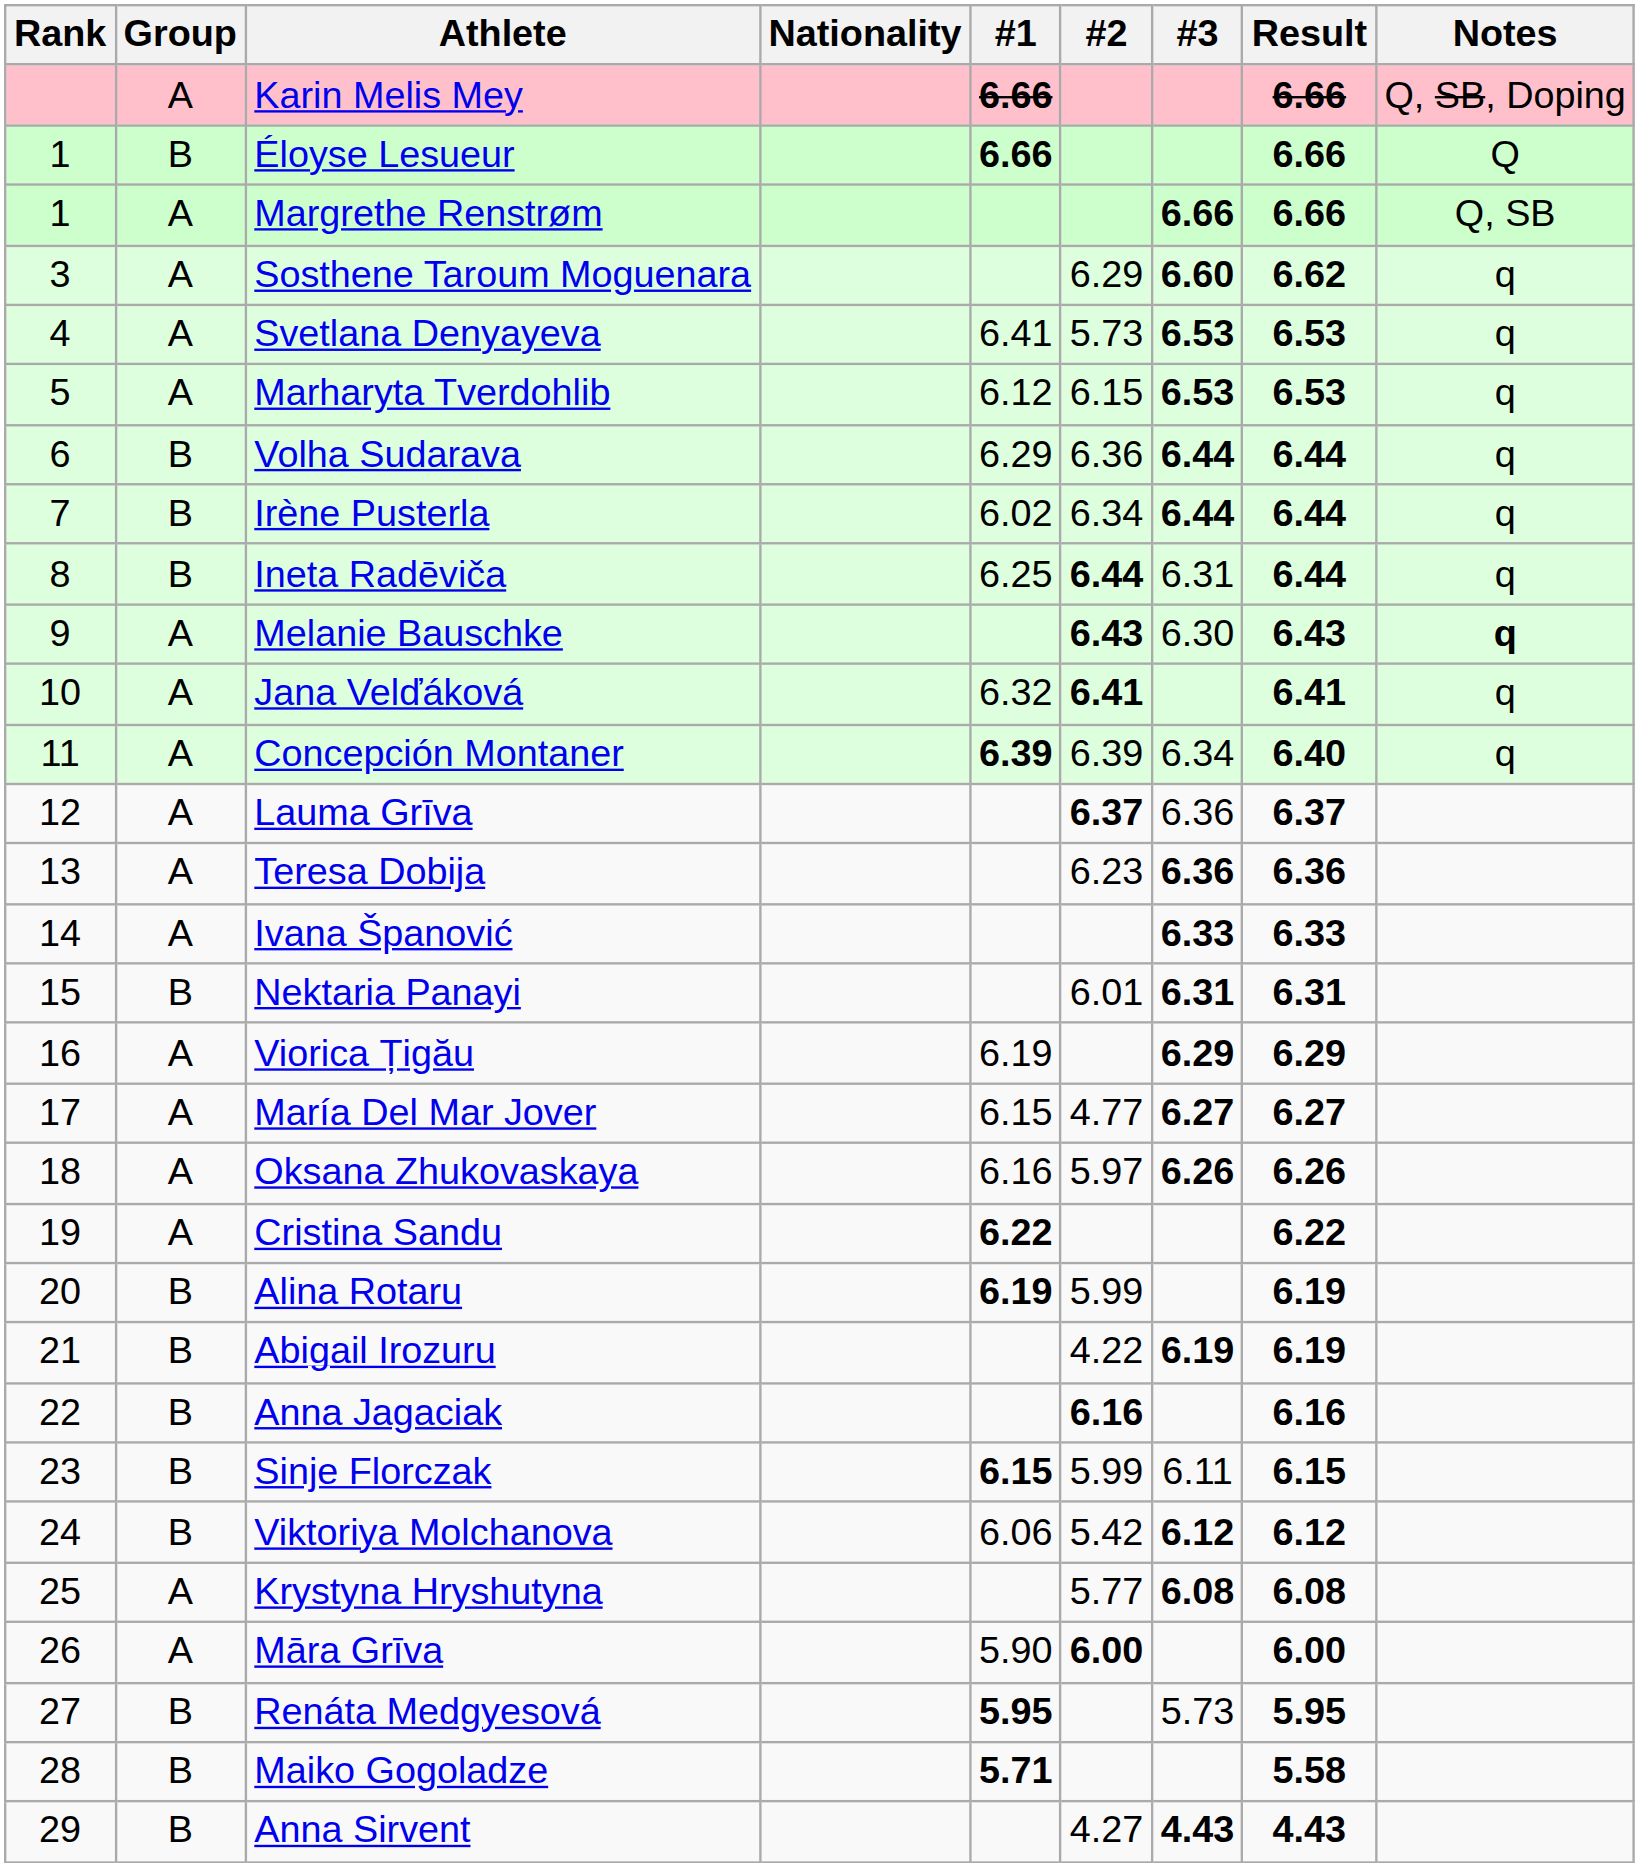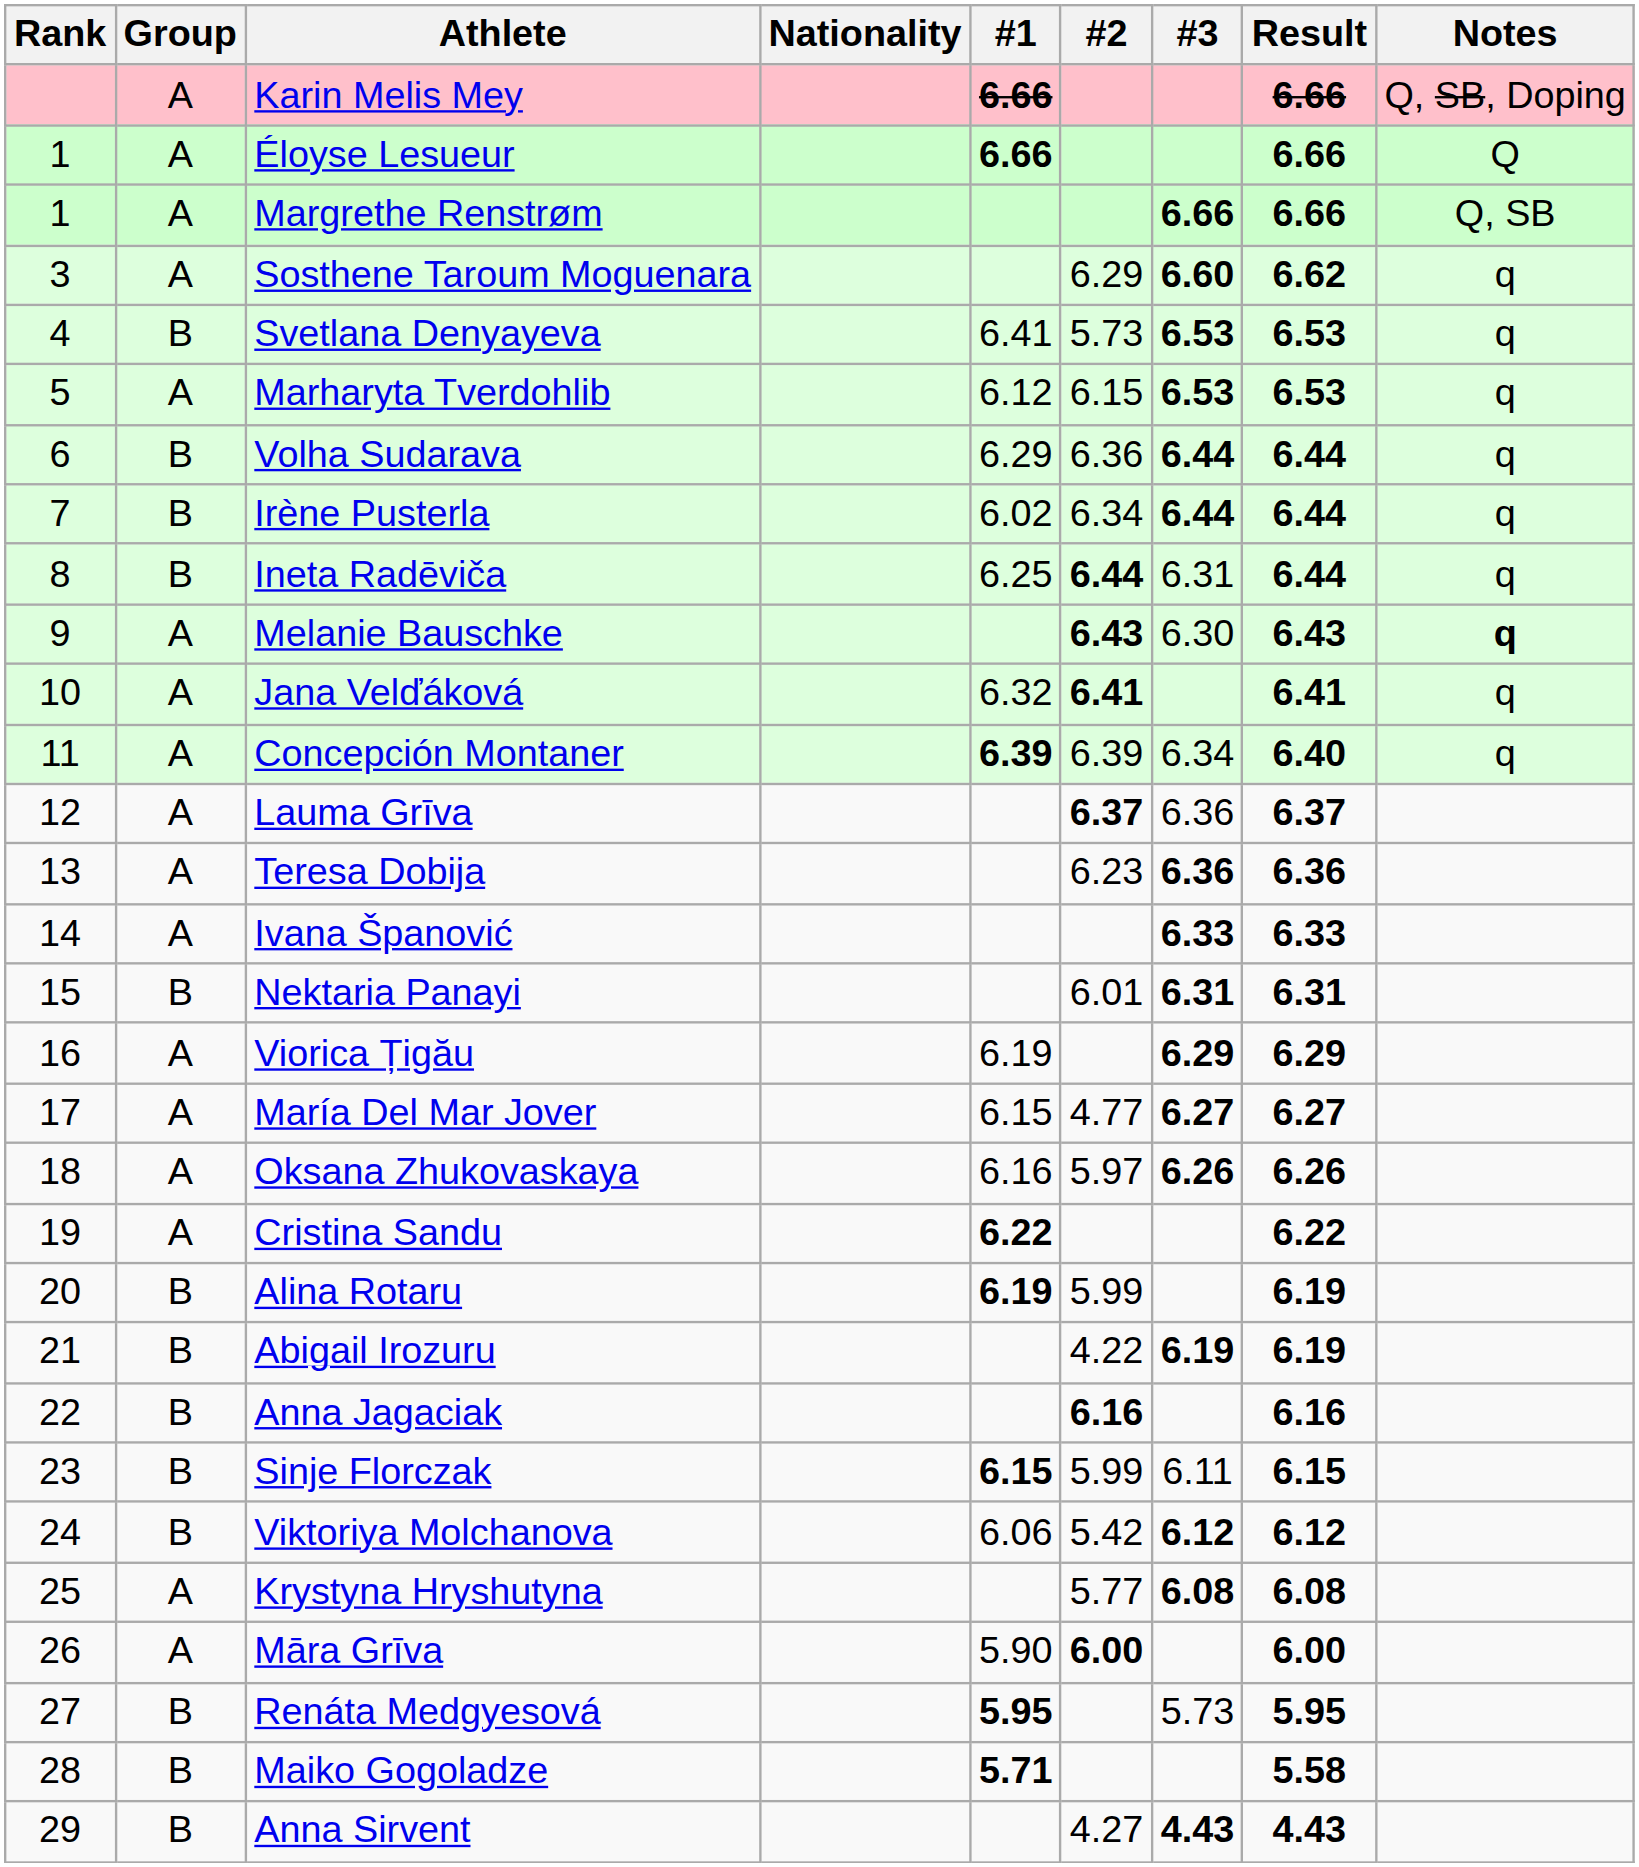(180, 154) B -> (180, 154) A
(180, 333) A -> (180, 333) B
